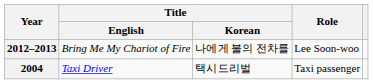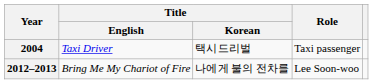rows swapped: (32, 68) <-> (32, 49)
